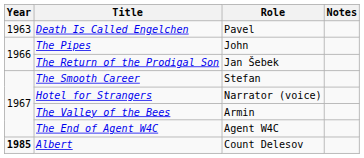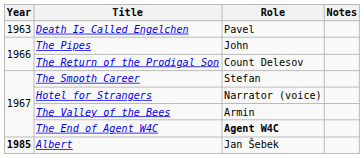(252, 62) Jan Šebek -> (264, 62) Count Delesov
(252, 128) normal -> (252, 128) bold
(264, 145) Count Delesov -> (252, 145) Jan Šebek
